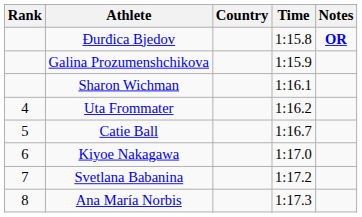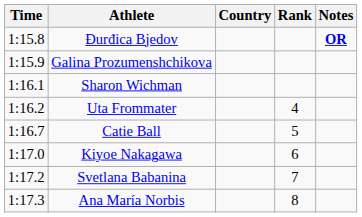columns swapped: (25, 16) <-> (293, 16)
